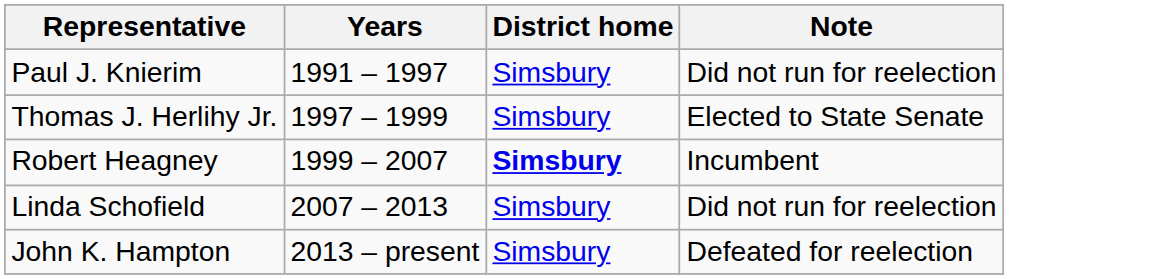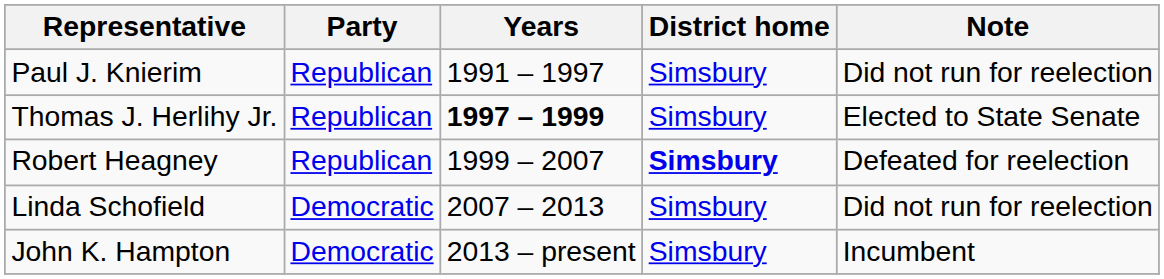+ column: (362, 26)
(369, 116) normal -> (525, 116) bold
(753, 161) Incumbent -> (986, 161) Defeated for reelection
(830, 251) Defeated for reelection -> (909, 251) Incumbent
